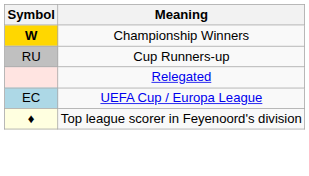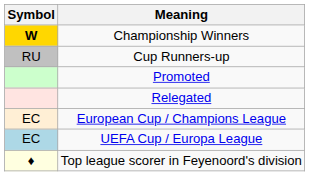+ row: (181, 77)
+ row: (181, 118)
